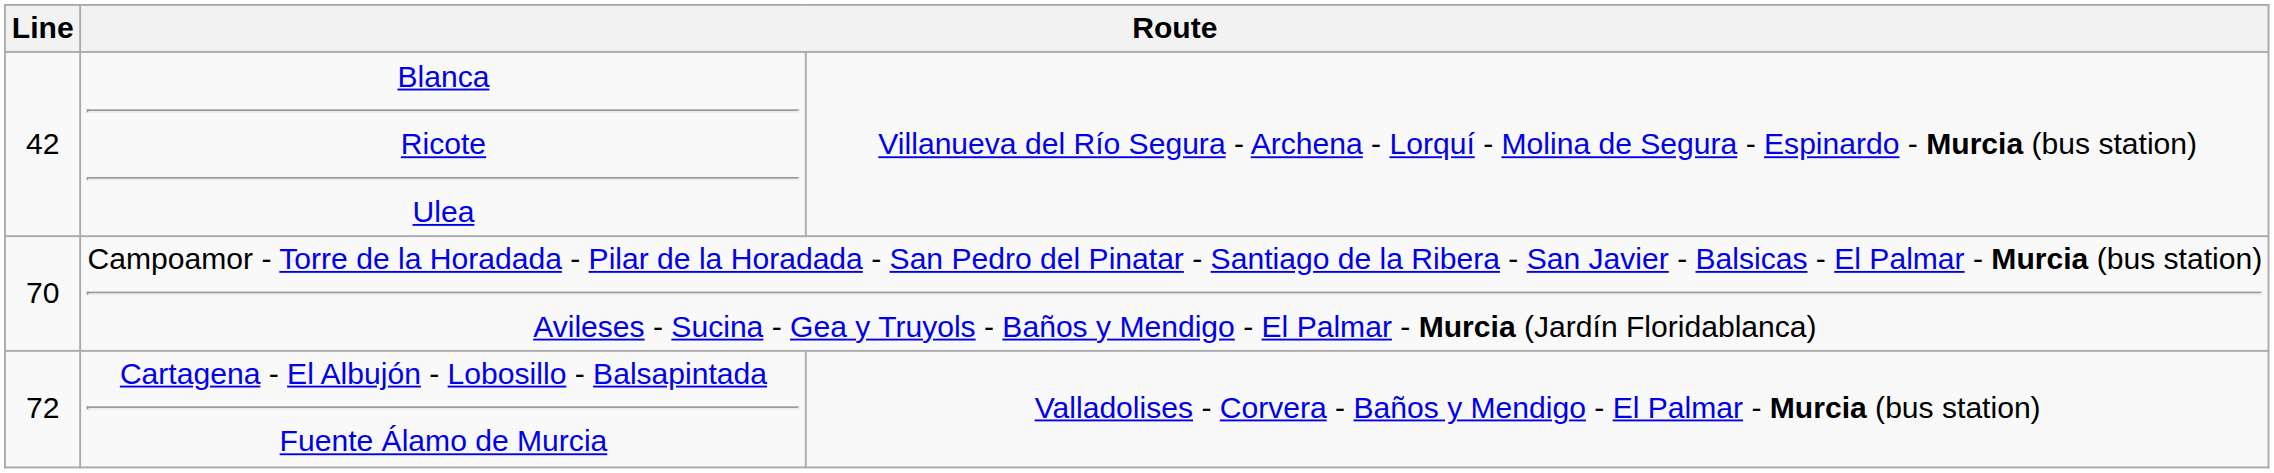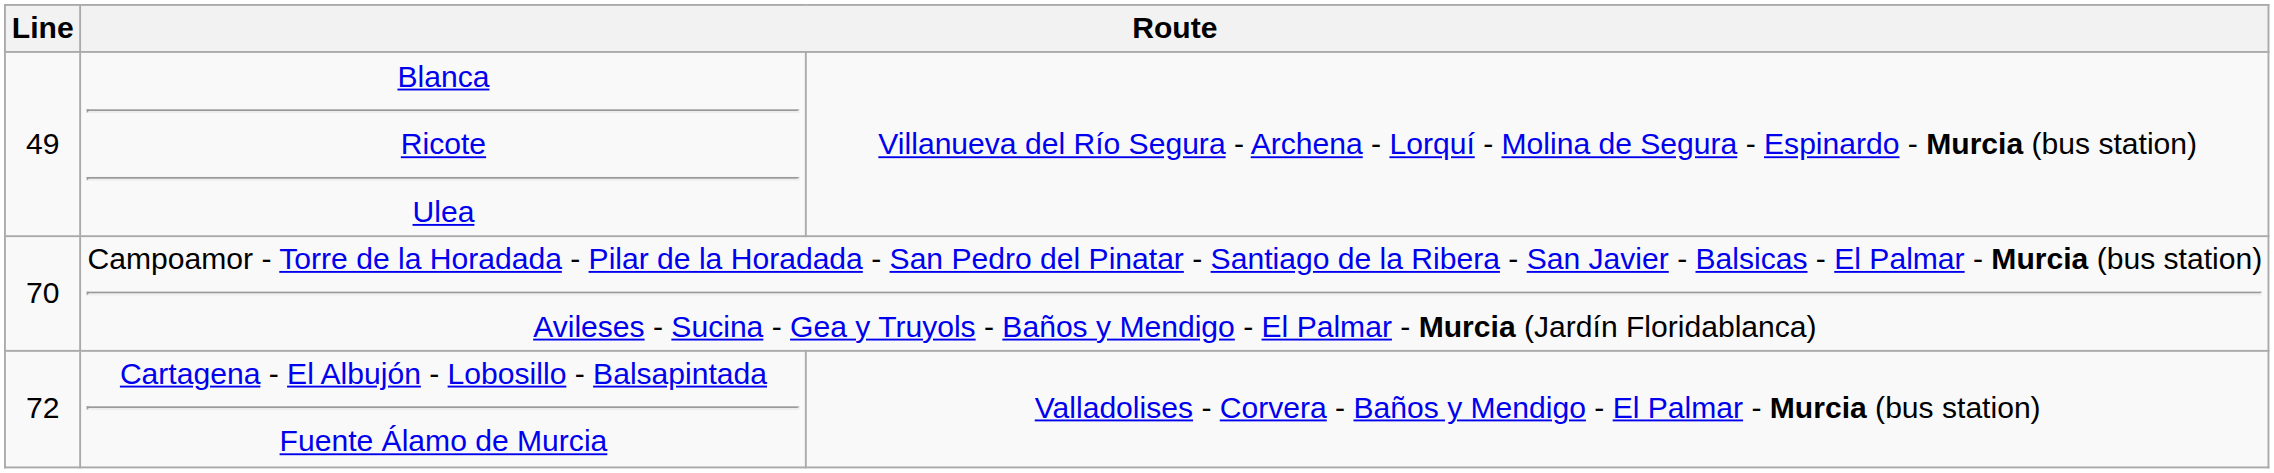(43, 143) 42 -> (43, 143) 49
